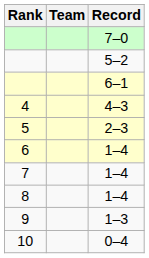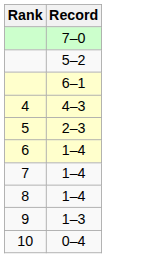- column: (67, 15)
